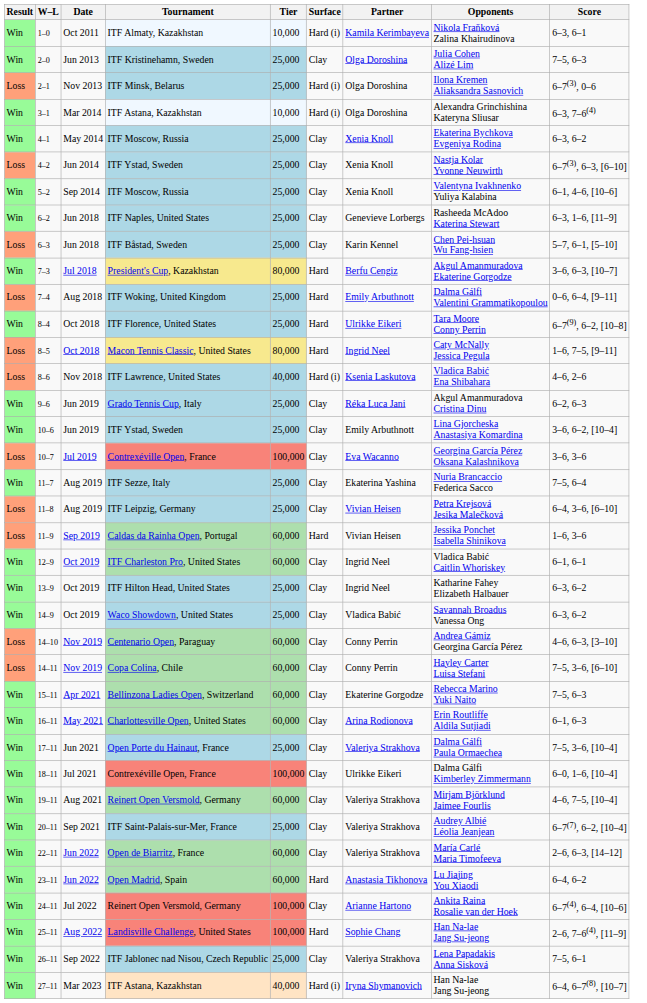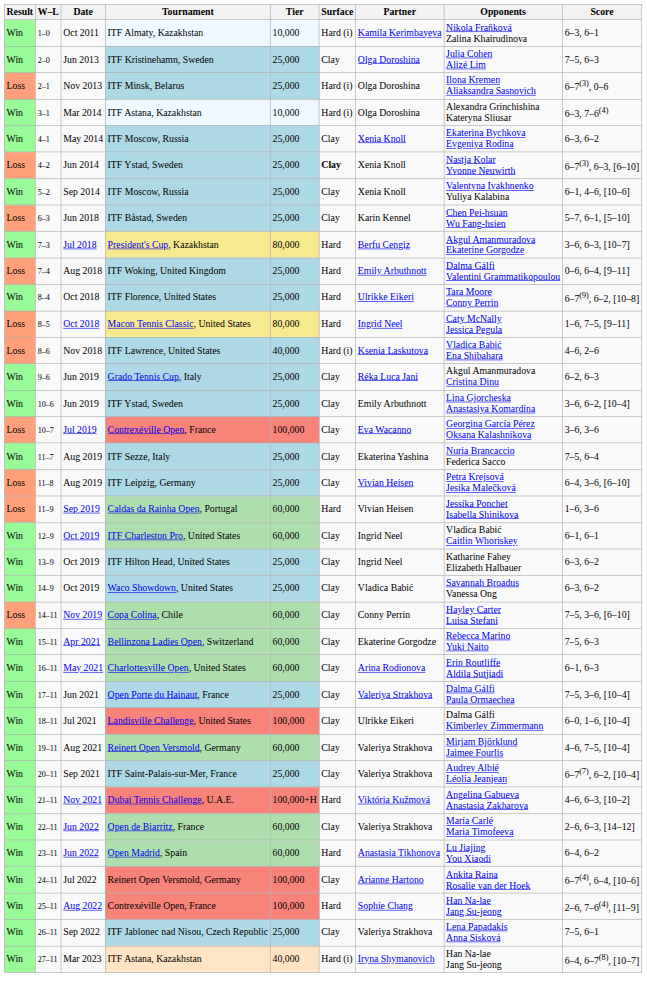(318, 165) normal -> (331, 165) bold
- row: (44, 219)
- row: (48, 642)
(162, 774) Contrexéville Open, France -> (179, 721) Landisville Challenge, United States
+ row: (48, 801)
(179, 932) Landisville Challenge, United States -> (162, 906) Contrexéville Open, France
